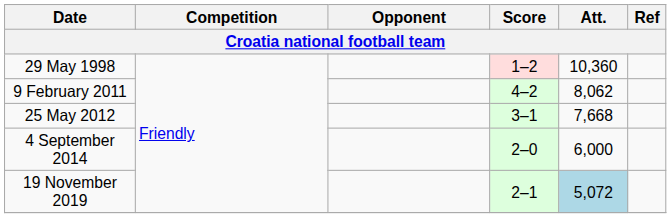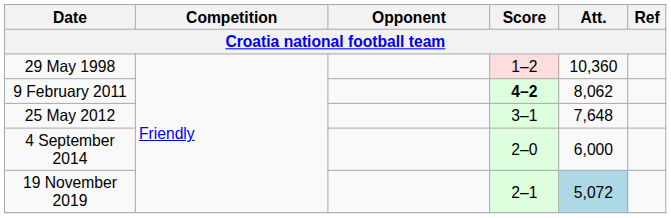(524, 91) normal -> (524, 91) bold
(593, 116) 7,668 -> (593, 116) 7,648
